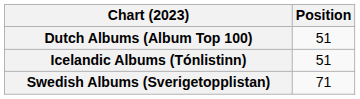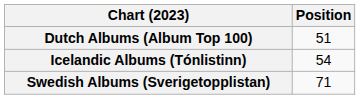(324, 60) 51 -> (324, 60) 54
